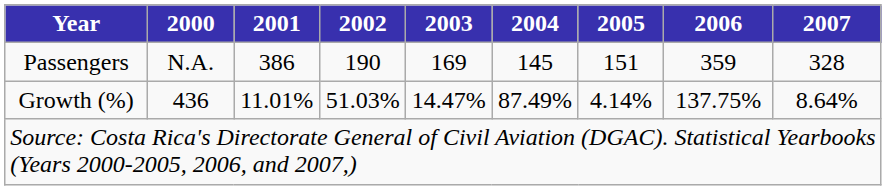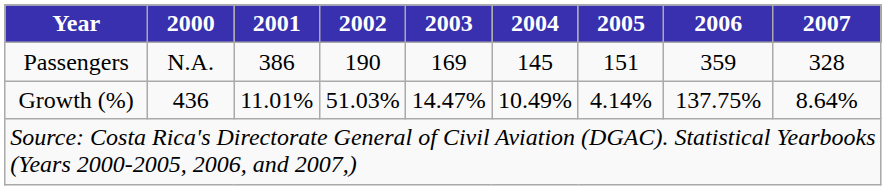(535, 99) 87.49% -> (535, 99) 10.49%
